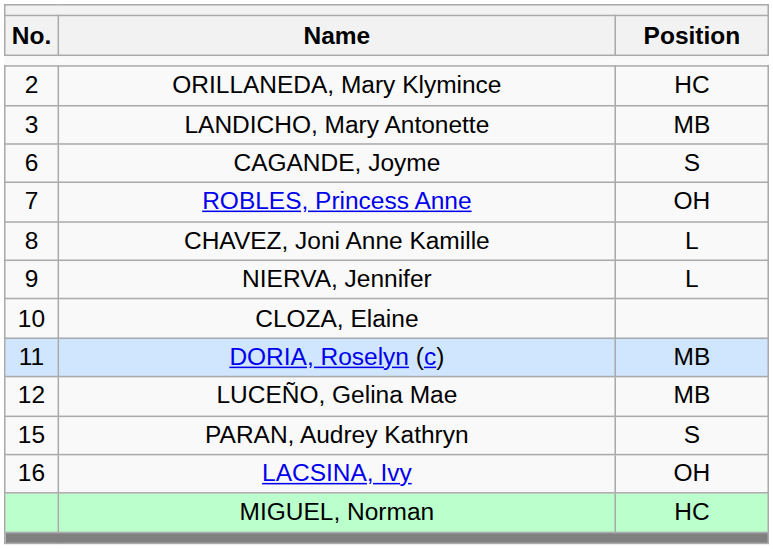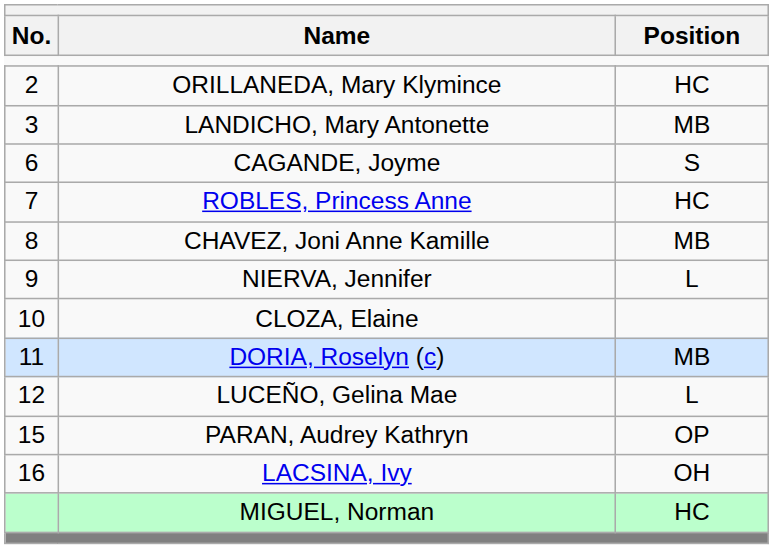(692, 201) OH -> (692, 201) HC
(692, 240) L -> (692, 240) MB
(692, 395) MB -> (692, 395) L
(692, 434) S -> (692, 434) OP
